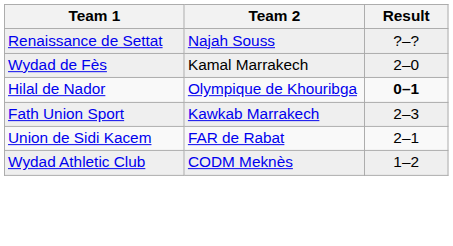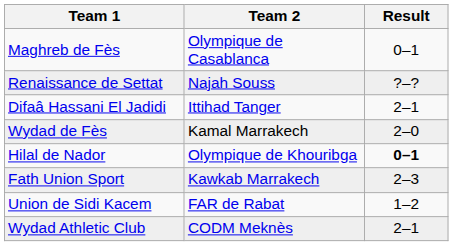+ row: (64, 49)
+ row: (87, 107)
(406, 138) 2–1 -> (406, 204) 1–2
(406, 162) 1–2 -> (406, 228) 2–1
